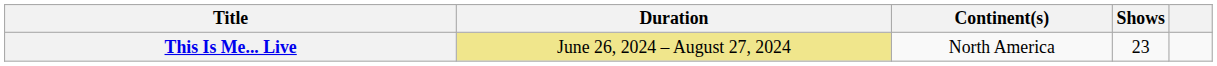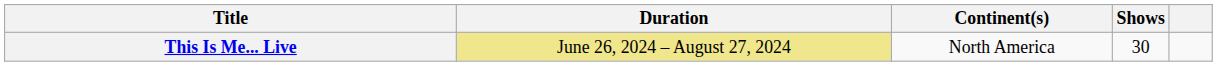(1141, 46) 23 -> (1141, 46) 30
